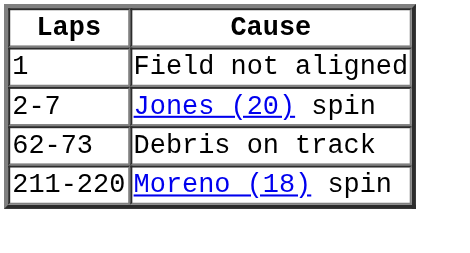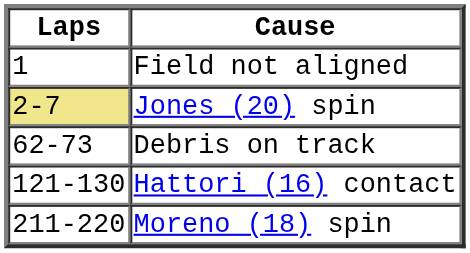(37, 106) no background -> (37, 106) khaki background
+ row: (295, 185)
